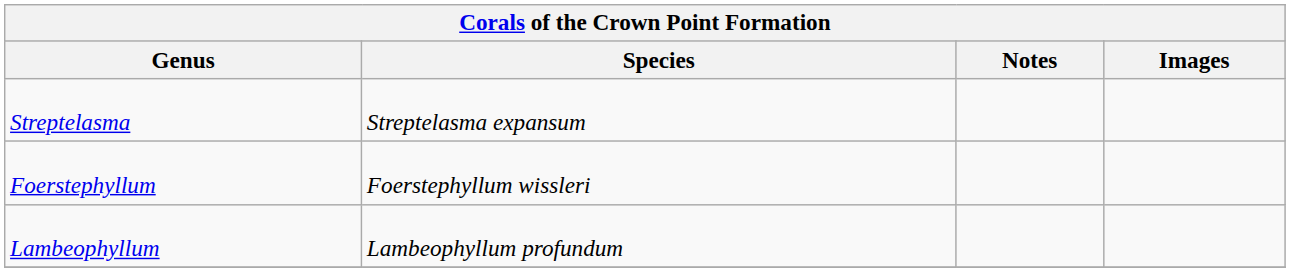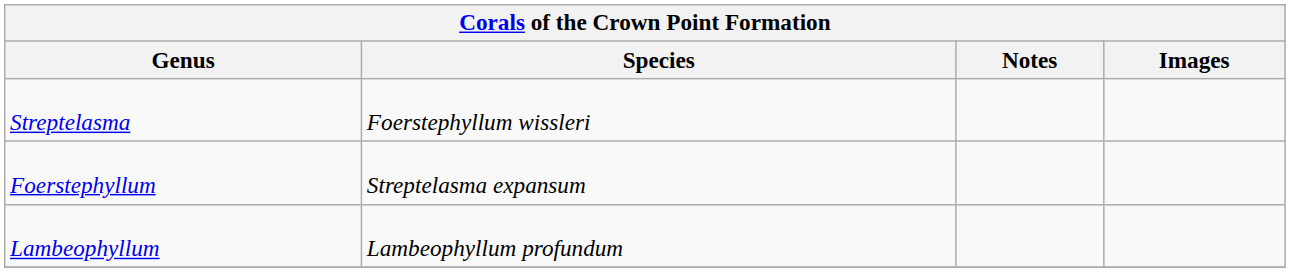(476, 122) Streptelasma expansum -> (479, 122) Foerstephyllum wissleri
(479, 185) Foerstephyllum wissleri -> (476, 185) Streptelasma expansum
